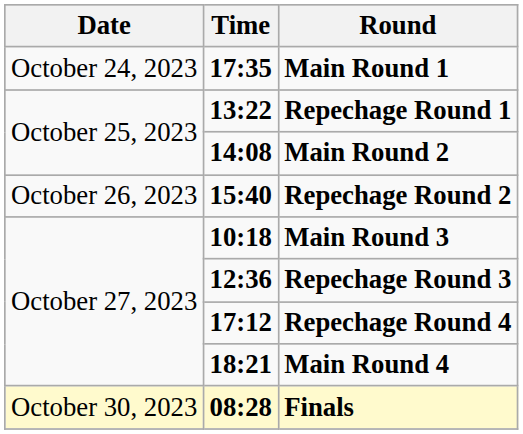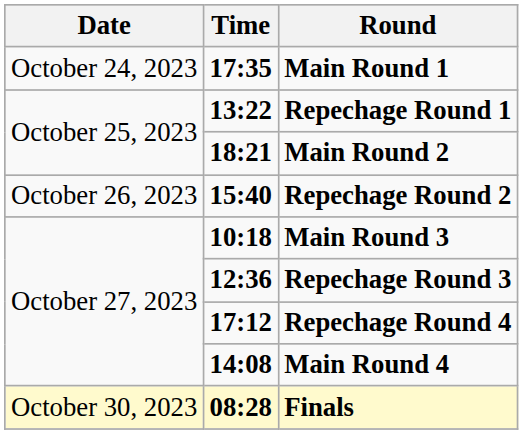(241, 152) 14:08 -> (241, 152) 18:21
(241, 364) 18:21 -> (241, 364) 14:08
